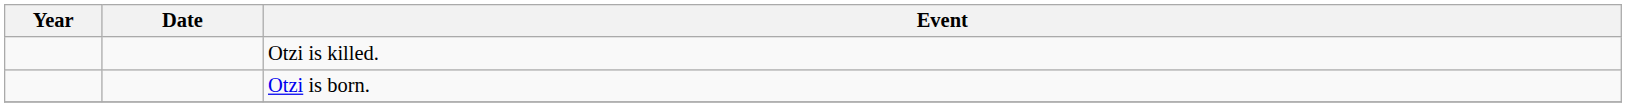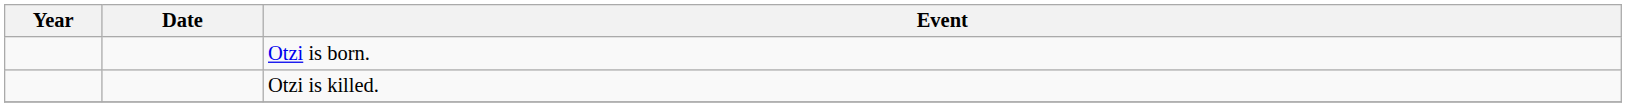rows swapped: (319, 85) <-> (323, 53)
